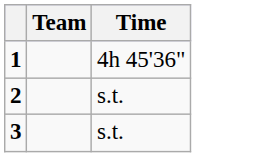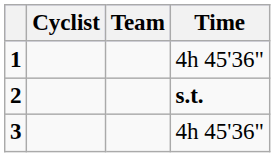+ column: (66, 22)
(110, 95) normal -> (190, 95) bold
(110, 132) s.t. -> (220, 132) 4h 45'36"
